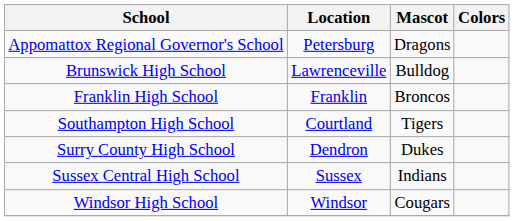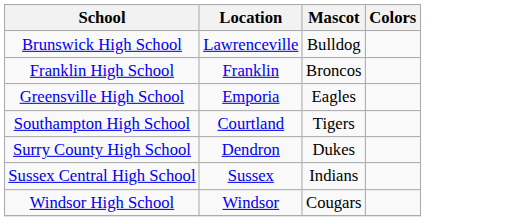- row: (146, 44)
+ row: (102, 96)
